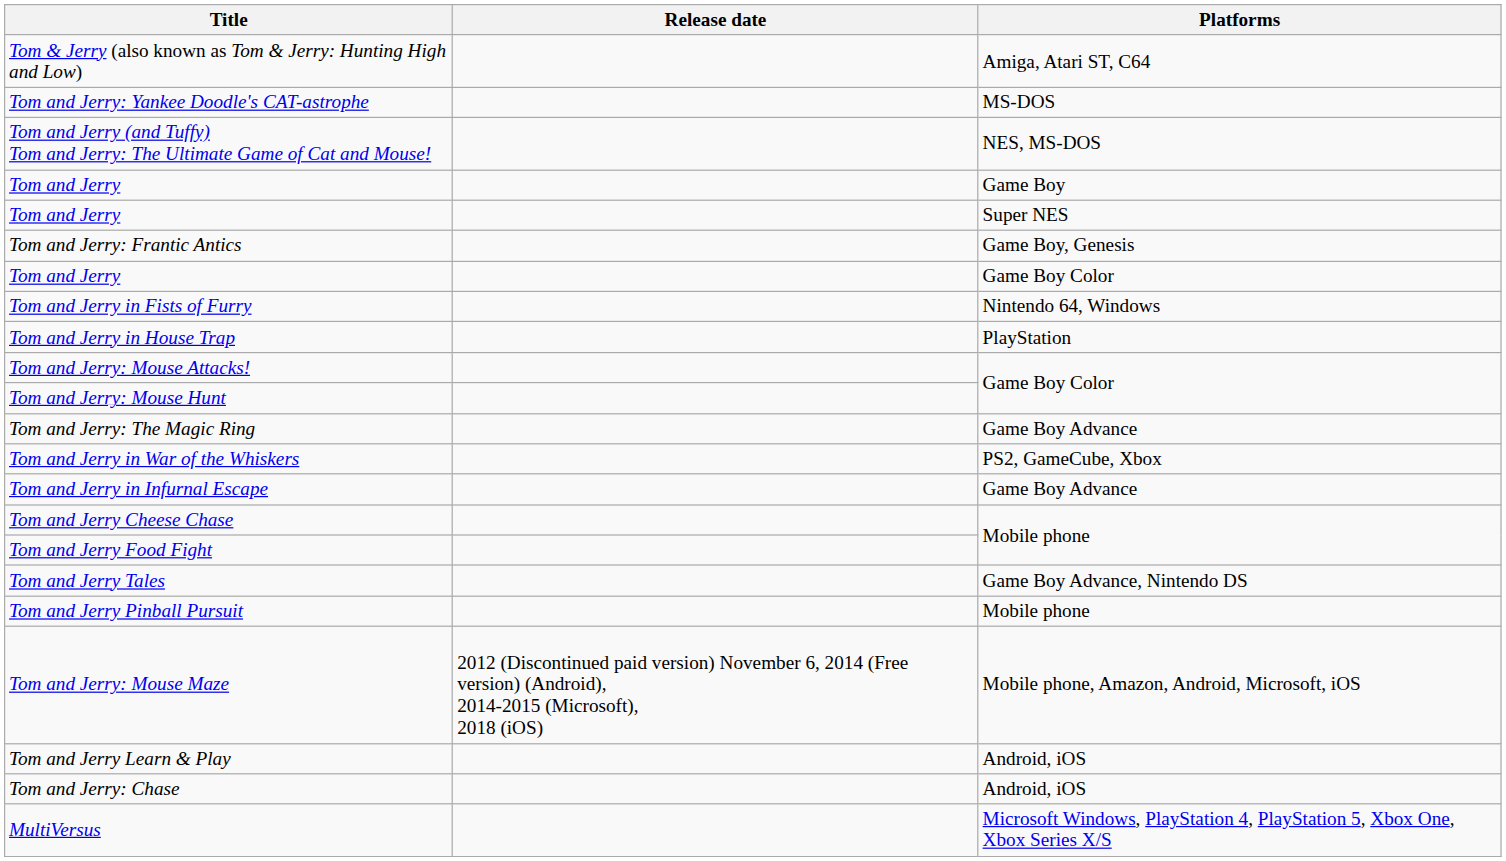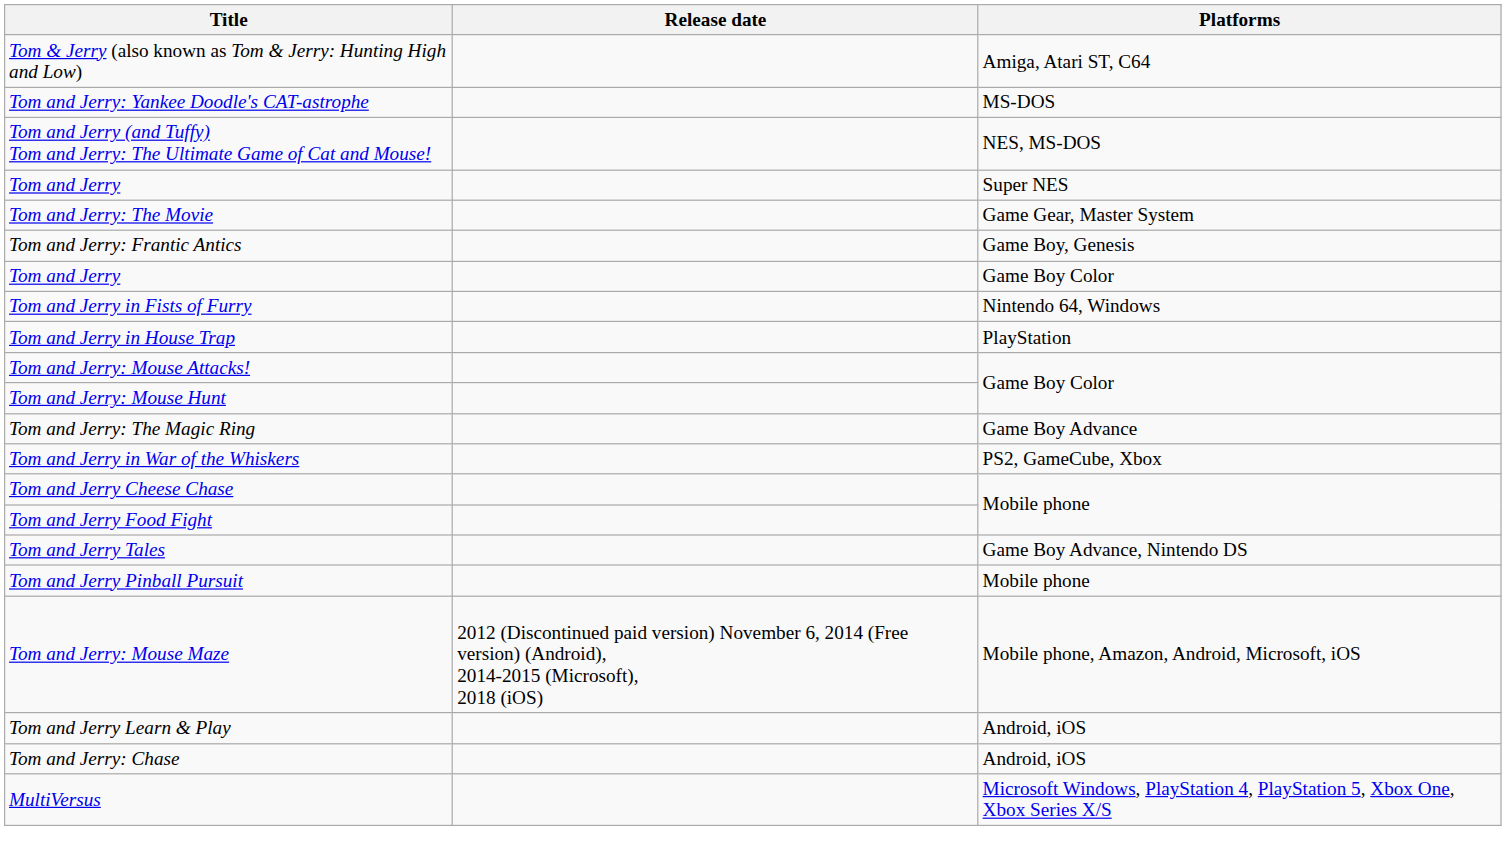- row: (65, 184)
+ row: (111, 215)
- row: (139, 489)
